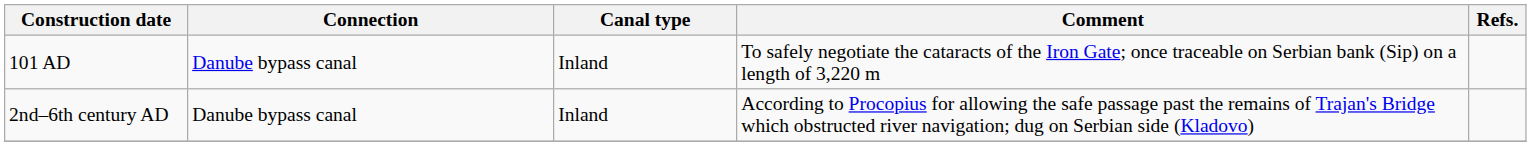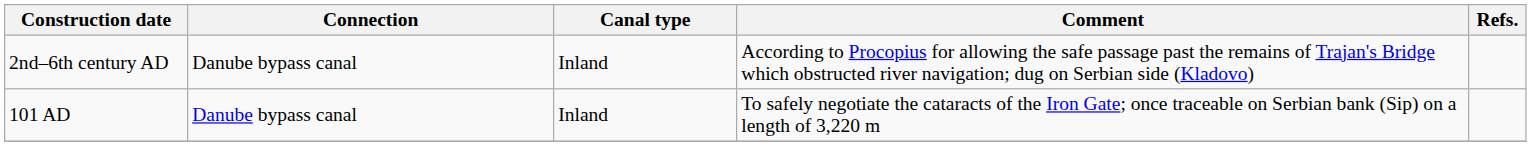rows swapped: (40, 61) <-> (89, 114)
